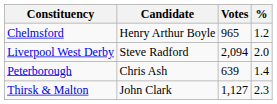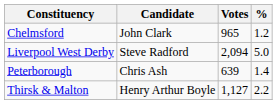(167, 33) Henry Arthur Boyle -> (146, 33) John Clark
(262, 52) 2.0 -> (262, 52) 5.0
(146, 90) John Clark -> (167, 90) Henry Arthur Boyle
(262, 90) 2.3 -> (262, 90) 2.2
